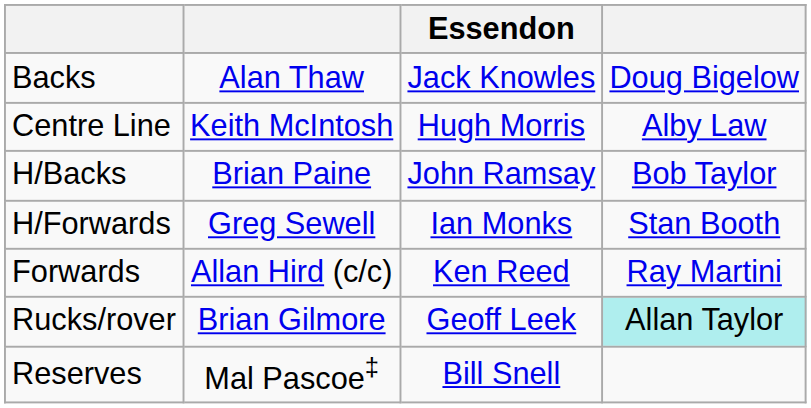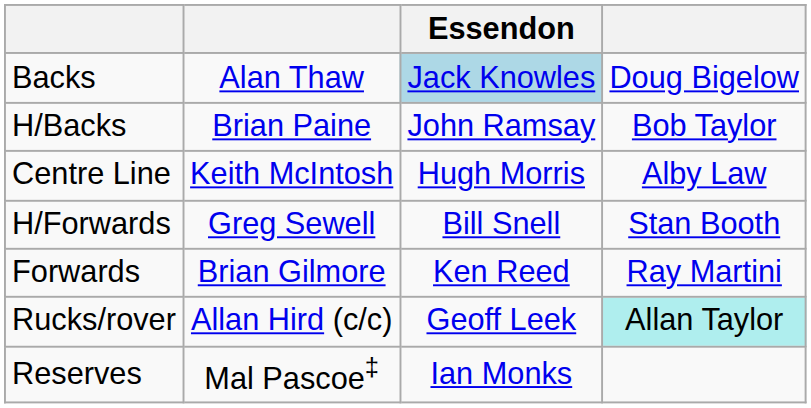(501, 77) no background -> (501, 77) lightblue background
rows swapped: (69, 175) <-> (91, 126)
(501, 223) Ian Monks -> (501, 223) Bill Snell
(292, 272) Allan Hird (c/c) -> (292, 272) Brian Gilmore
(292, 321) Brian Gilmore -> (292, 321) Allan Hird (c/c)
(501, 374) Bill Snell -> (501, 374) Ian Monks
